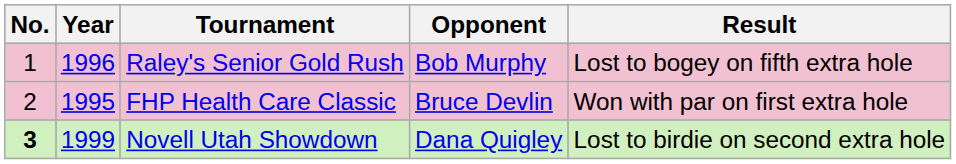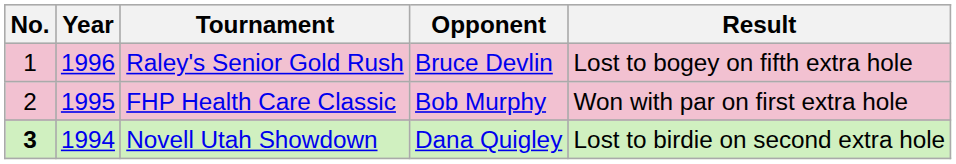(481, 63) Bob Murphy -> (484, 63) Bruce Devlin
(484, 101) Bruce Devlin -> (481, 101) Bob Murphy
(88, 140) 1999 -> (88, 140) 1994
